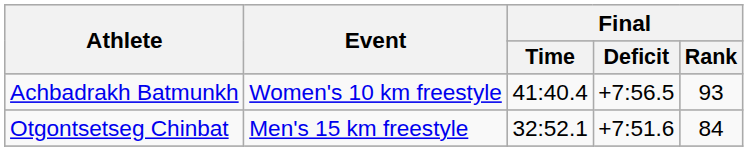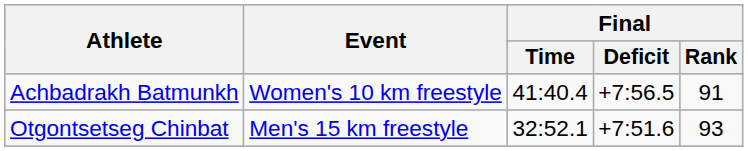(711, 92) 93 -> (711, 92) 91
(711, 128) 84 -> (711, 128) 93
